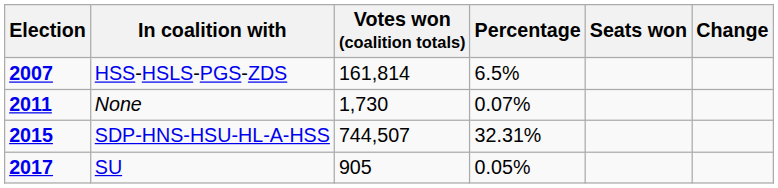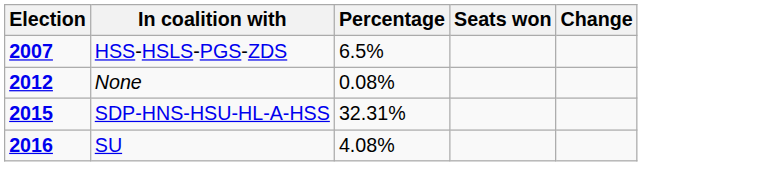- column: (402, 31)
(31, 104) 2011 -> (31, 82) 2012
(503, 104) 0.07% -> (367, 82) 0.08%
(31, 167) 2017 -> (31, 144) 2016
(503, 167) 0.05% -> (367, 144) 4.08%
